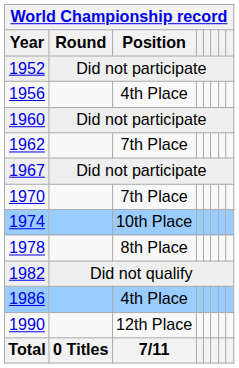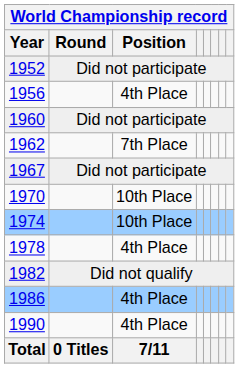(154, 196) 7th Place -> (154, 196) 10th Place
(154, 247) 8th Place -> (154, 247) 4th Place
(154, 324) 12th Place -> (154, 324) 4th Place
